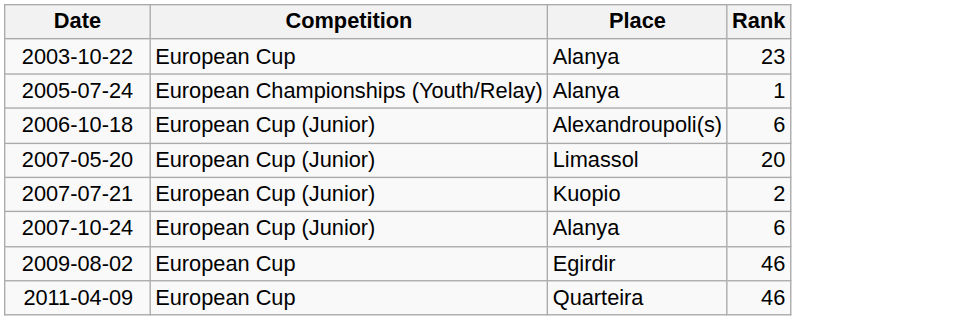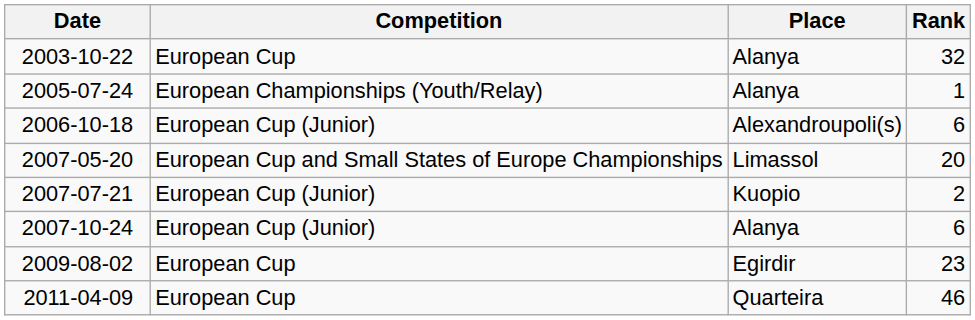(773, 56) 23 -> (953, 56) 32
(265, 159) European Cup (Junior) -> (439, 159) European Cup and Small States of Europe Championships
(773, 263) 46 -> (953, 263) 23
